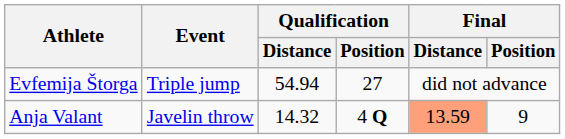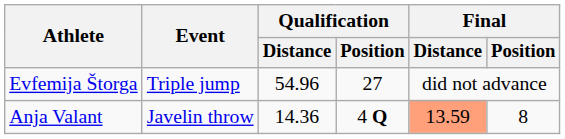(297, 84) 54.94 -> (297, 84) 54.96
(297, 117) 14.32 -> (297, 117) 14.36
(523, 117) 9 -> (523, 117) 8
